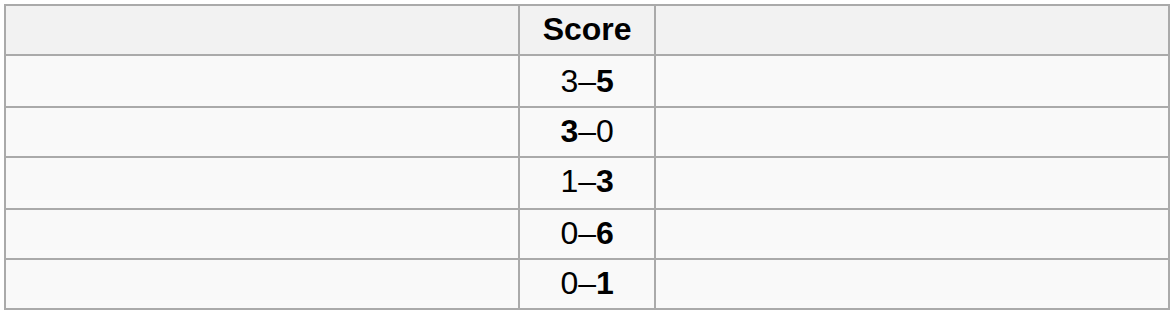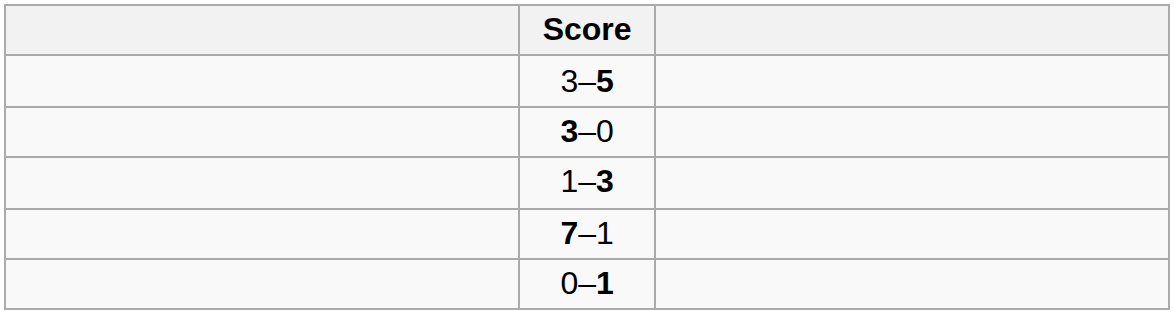- row: (587, 232)
+ row: (587, 232)
